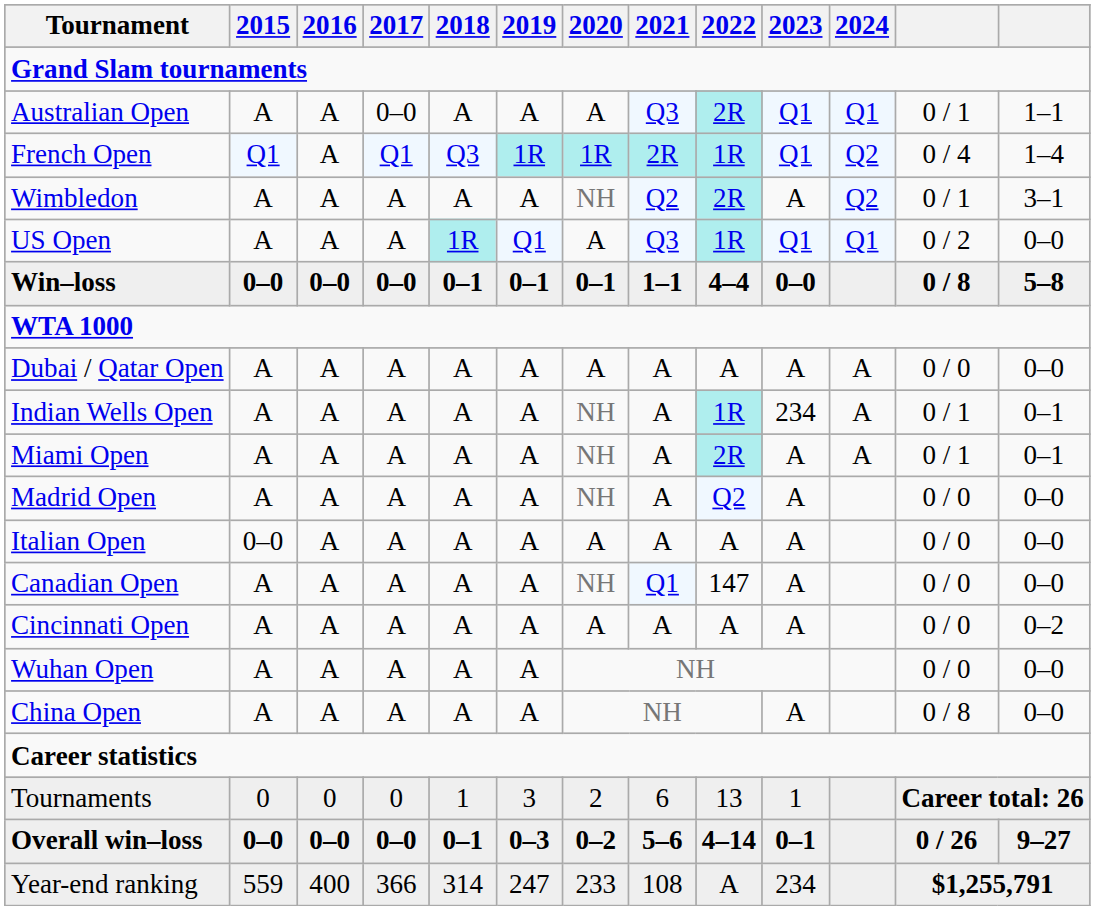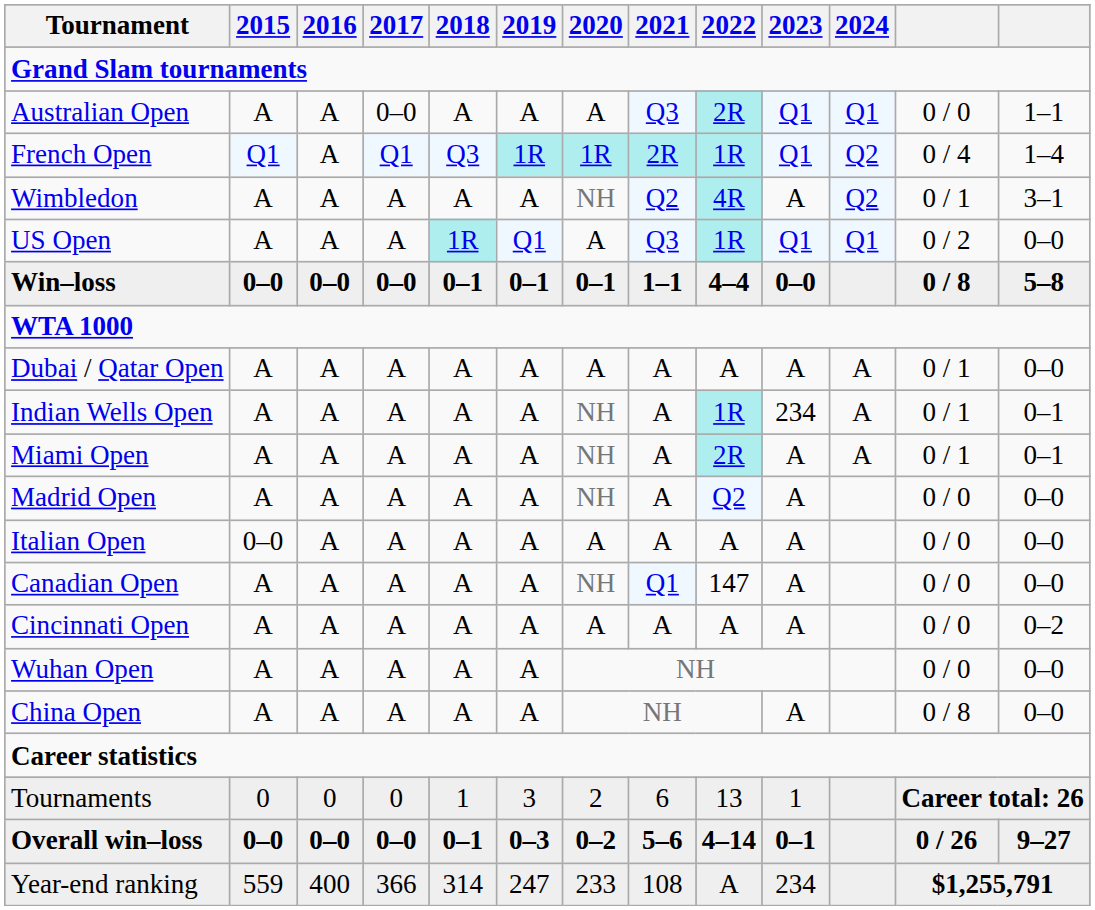(947, 111) 0 / 1 -> (947, 111) 0 / 0
(729, 197) 2R -> (729, 197) 4R
(947, 369) 0 / 0 -> (947, 369) 0 / 1
